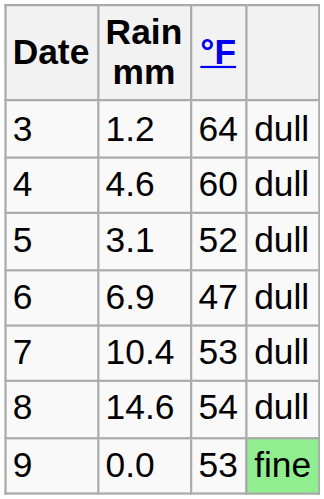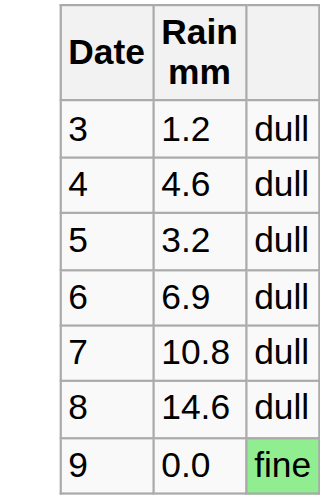- column: (218, 52)
(130, 240) 3.1 -> (186, 240) 3.2
(140, 352) 10.4 -> (196, 352) 10.8
